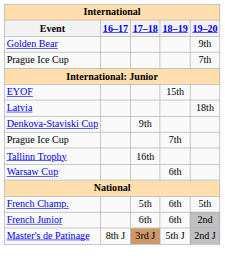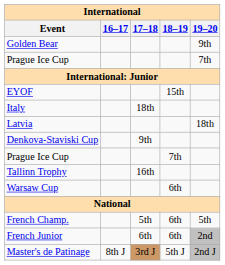+ row: (16, 108)
